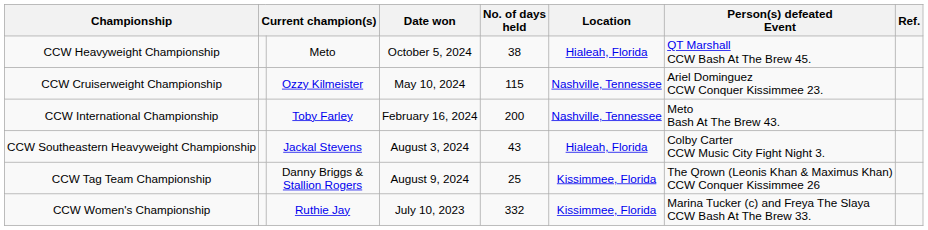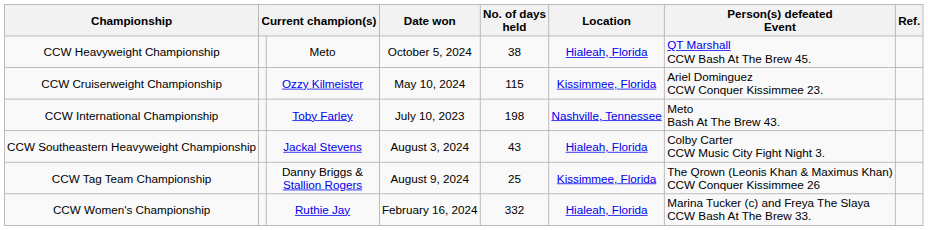(607, 84) Nashville, Tennessee -> (607, 84) Kissimmee, Florida
(430, 115) February 16, 2024 -> (430, 115) July 10, 2023
(514, 115) 200 -> (514, 115) 198
(430, 210) July 10, 2023 -> (430, 210) February 16, 2024
(607, 210) Kissimmee, Florida -> (607, 210) Hialeah, Florida
